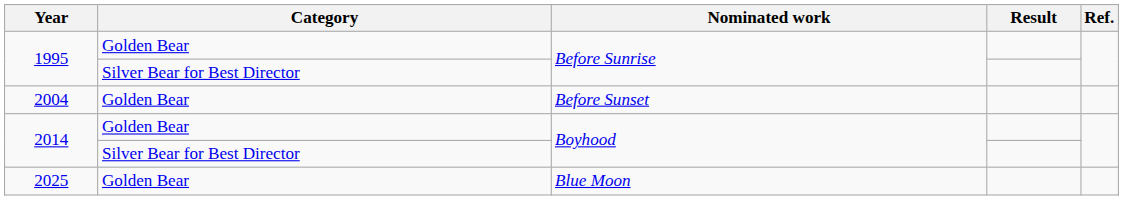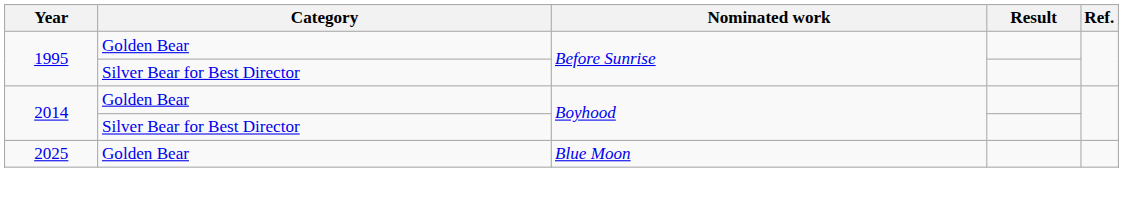- row: (51, 99)
